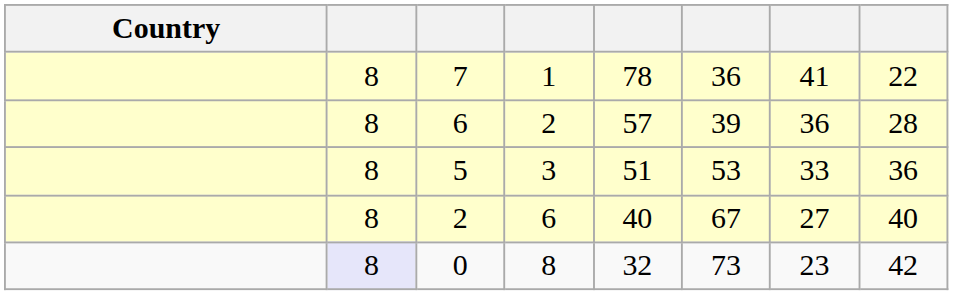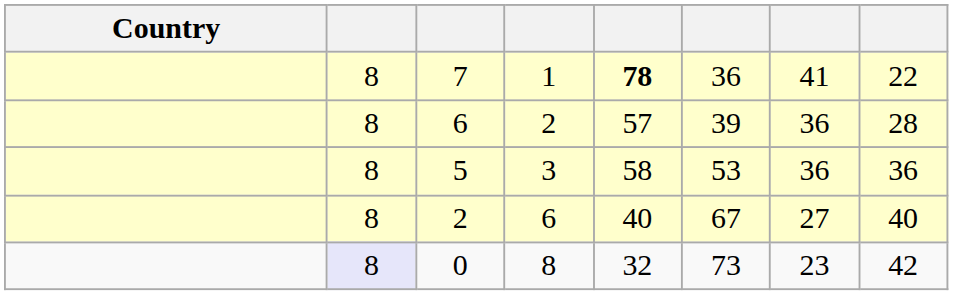(637, 75) normal -> (637, 75) bold
(637, 170) 51 -> (637, 170) 58
(815, 170) 33 -> (815, 170) 36
